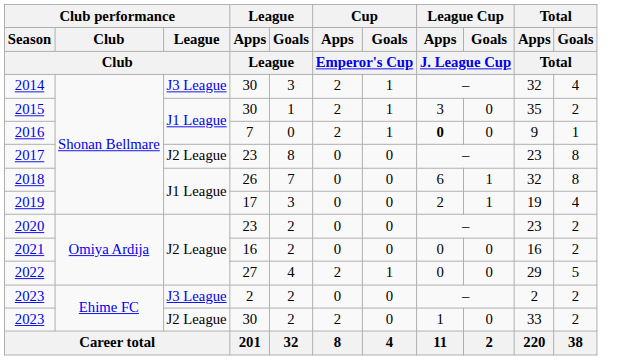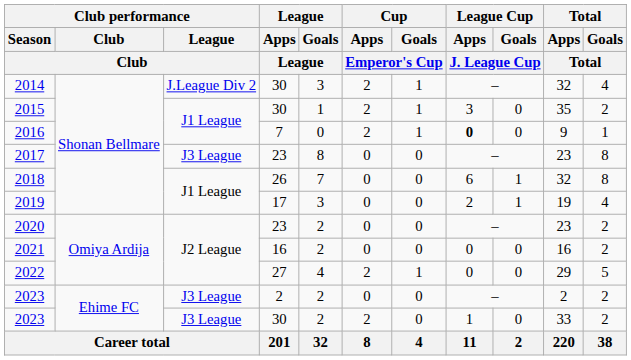(197, 86) J3 League -> (211, 86) J.League Div 2
(197, 156) J2 League -> (211, 156) J3 League
(197, 319) J2 League -> (211, 319) J3 League
